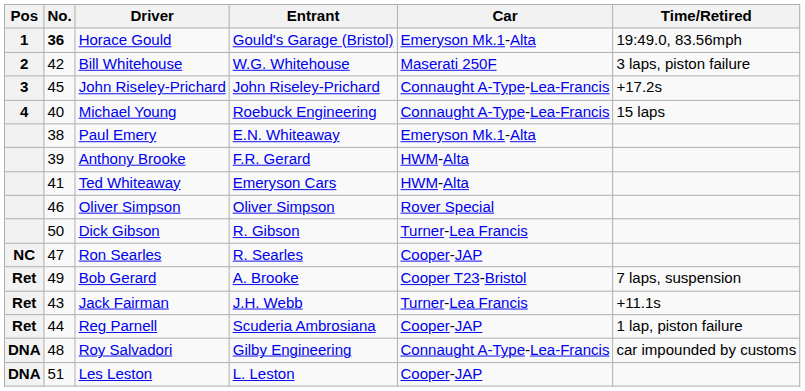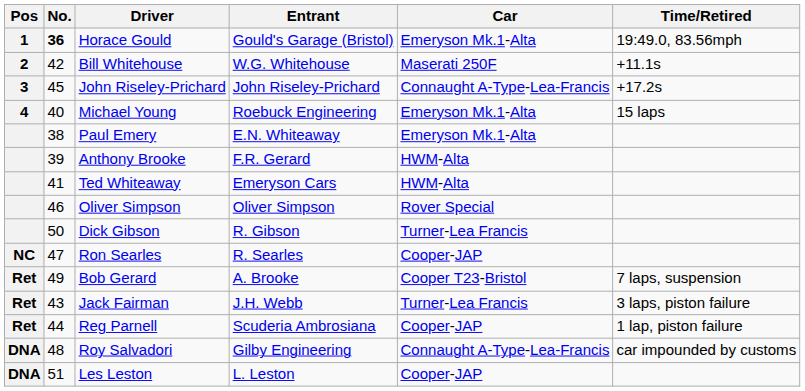(683, 64) 3 laps, piston failure -> (639, 64) +11.1s
(505, 111) Connaught A-Type-Lea-Francis -> (468, 111) Emeryson Mk.1-Alta
(639, 302) +11.1s -> (683, 302) 3 laps, piston failure
